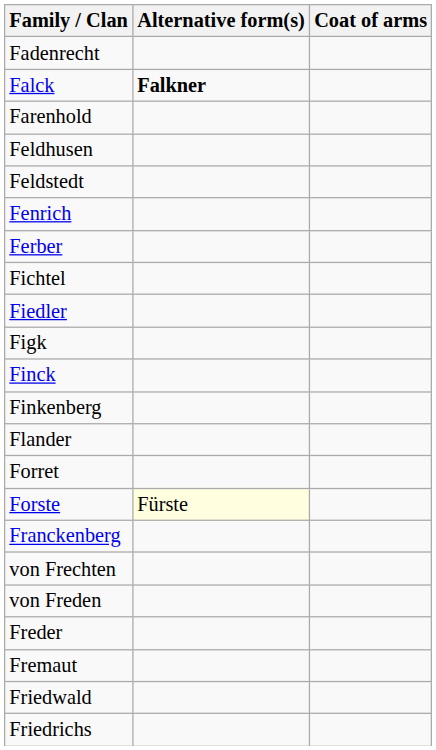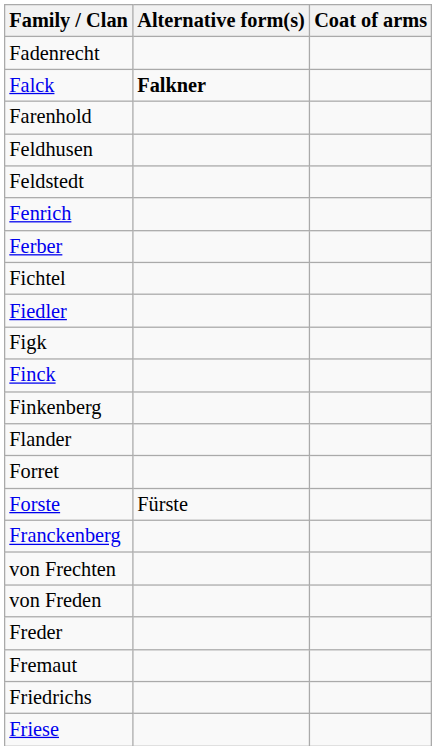(163, 504) lightyellow background -> (163, 504) no background
- row: (51, 697)
+ row: (34, 729)
